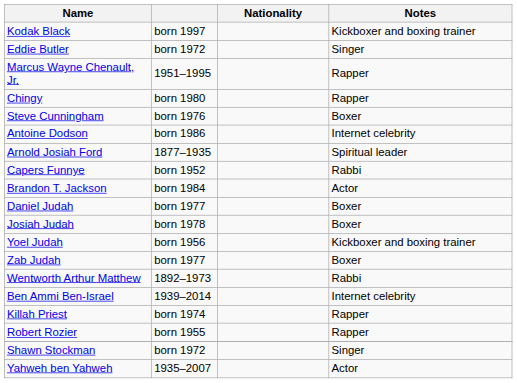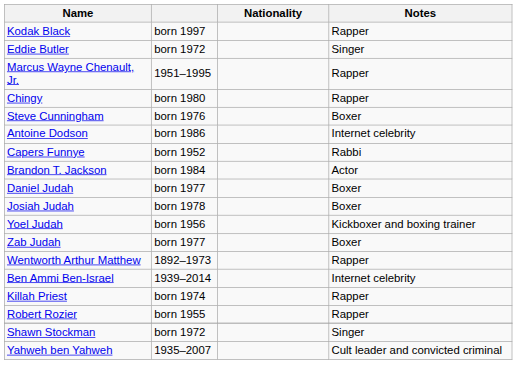(404, 31) Kickboxer and boxing trainer -> (350, 31) Rapper
- row: (55, 152)
(346, 278) Rabbi -> (350, 260) Rapper
(345, 368) Actor -> (417, 350) Cult leader and convicted criminal
